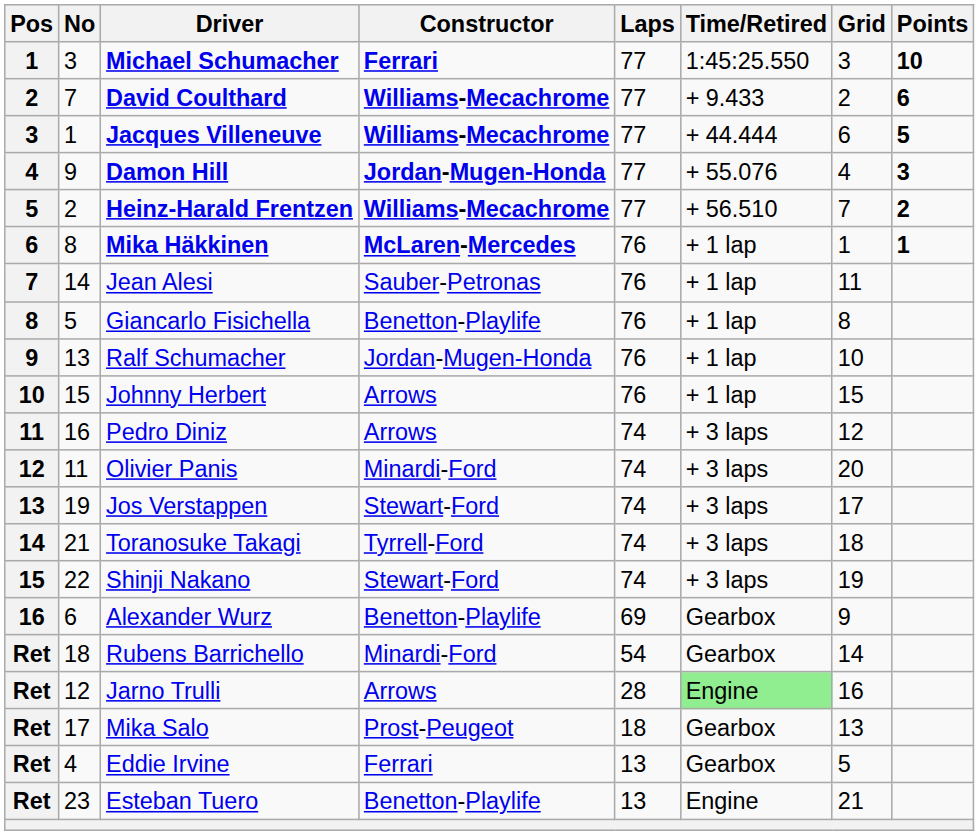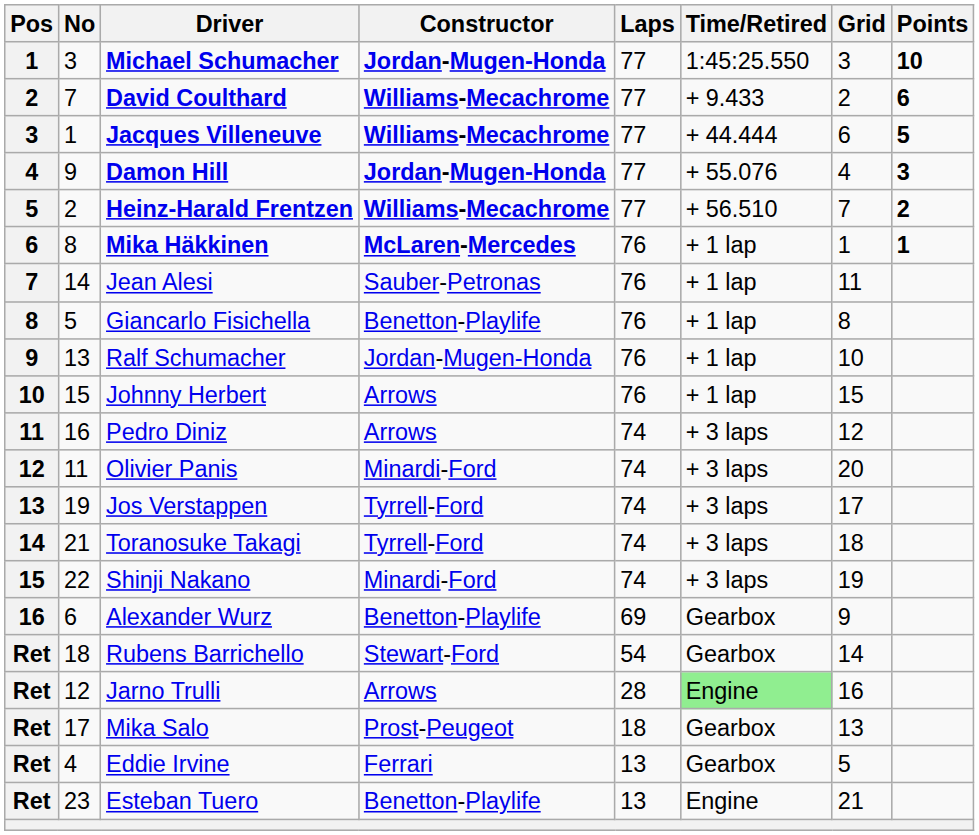(401, 61) Ferrari -> (485, 61) Jordan-Mugen-Honda
(431, 505) Stewart-Ford -> (424, 505) Tyrrell-Ford
(431, 579) Stewart-Ford -> (430, 579) Minardi-Ford
(430, 653) Minardi-Ford -> (431, 653) Stewart-Ford
